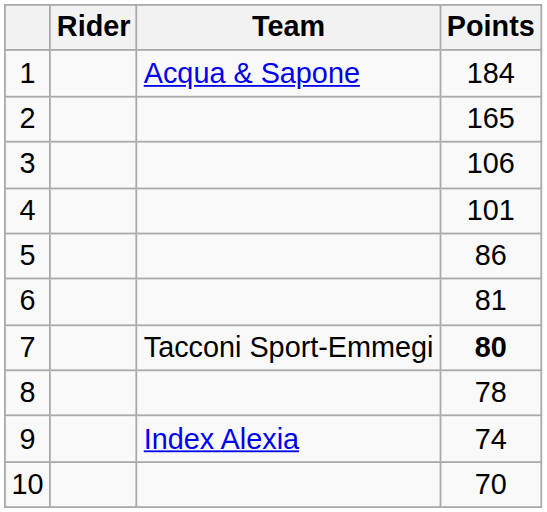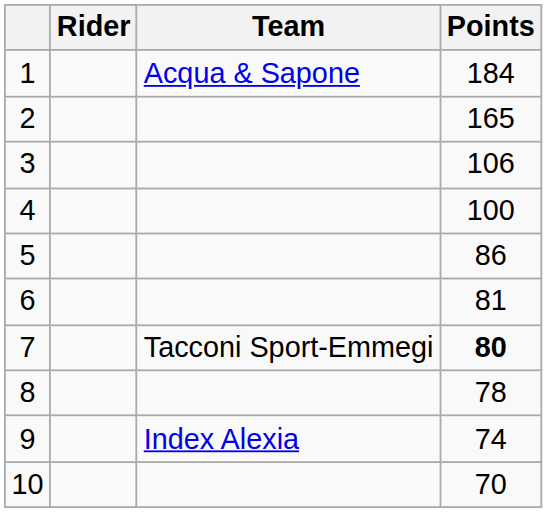(491, 210) 101 -> (491, 210) 100
